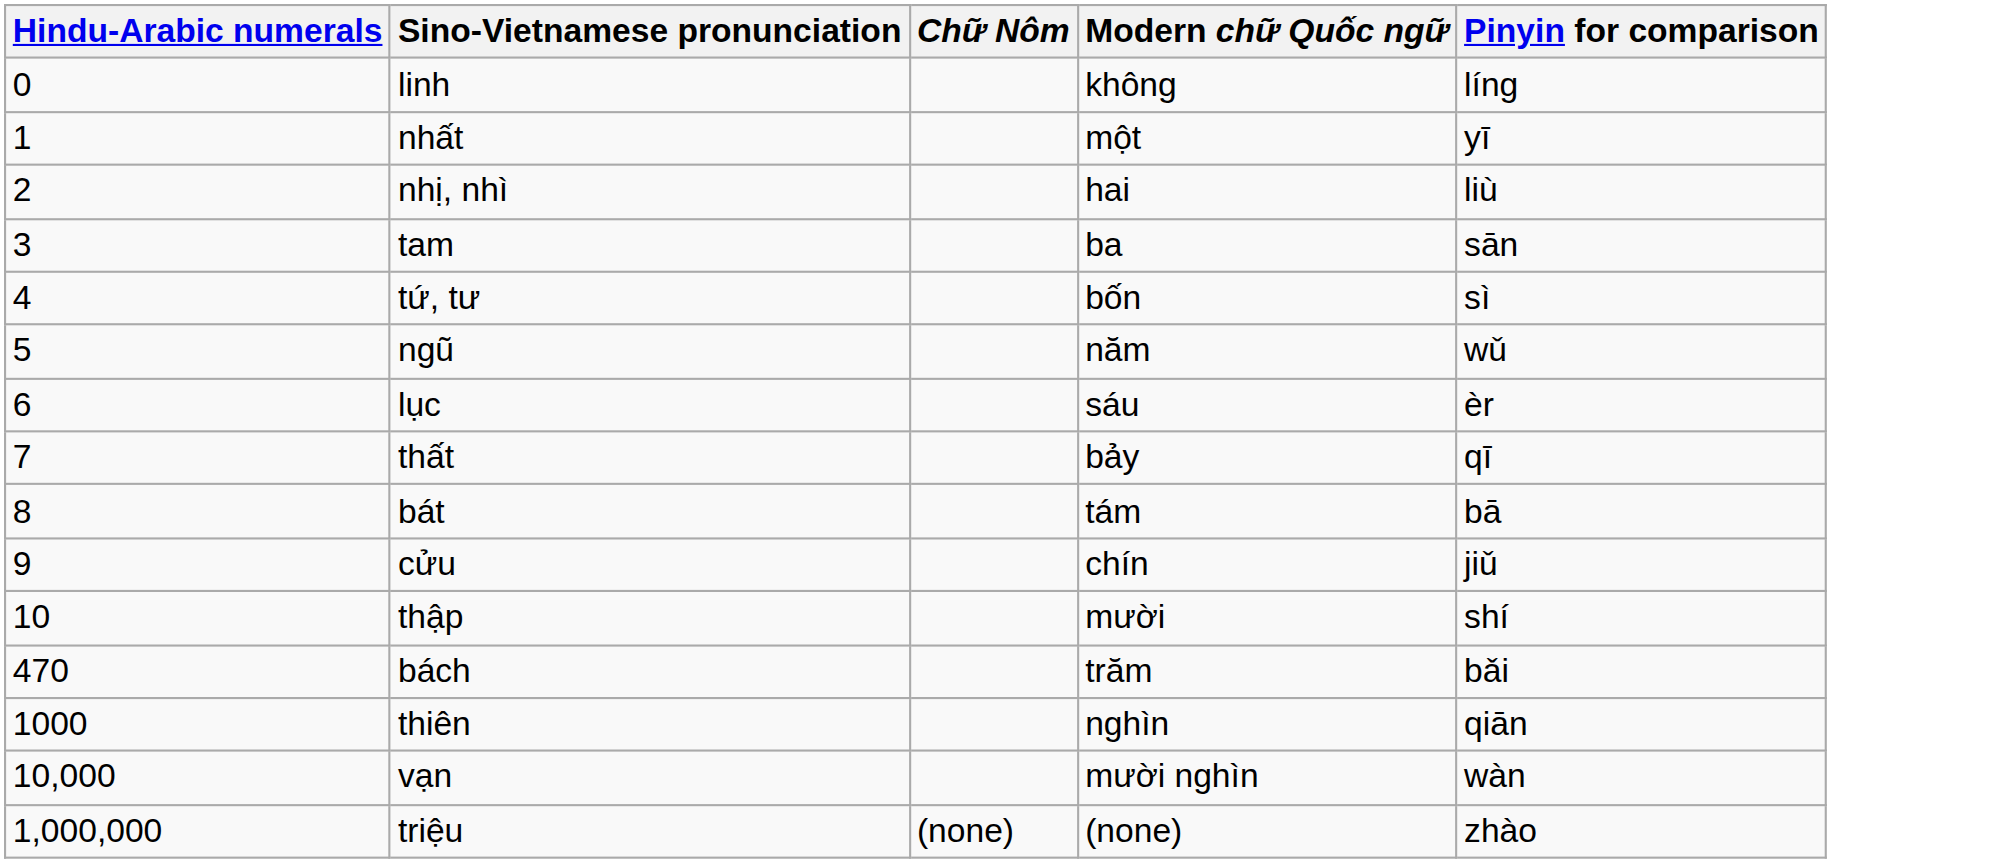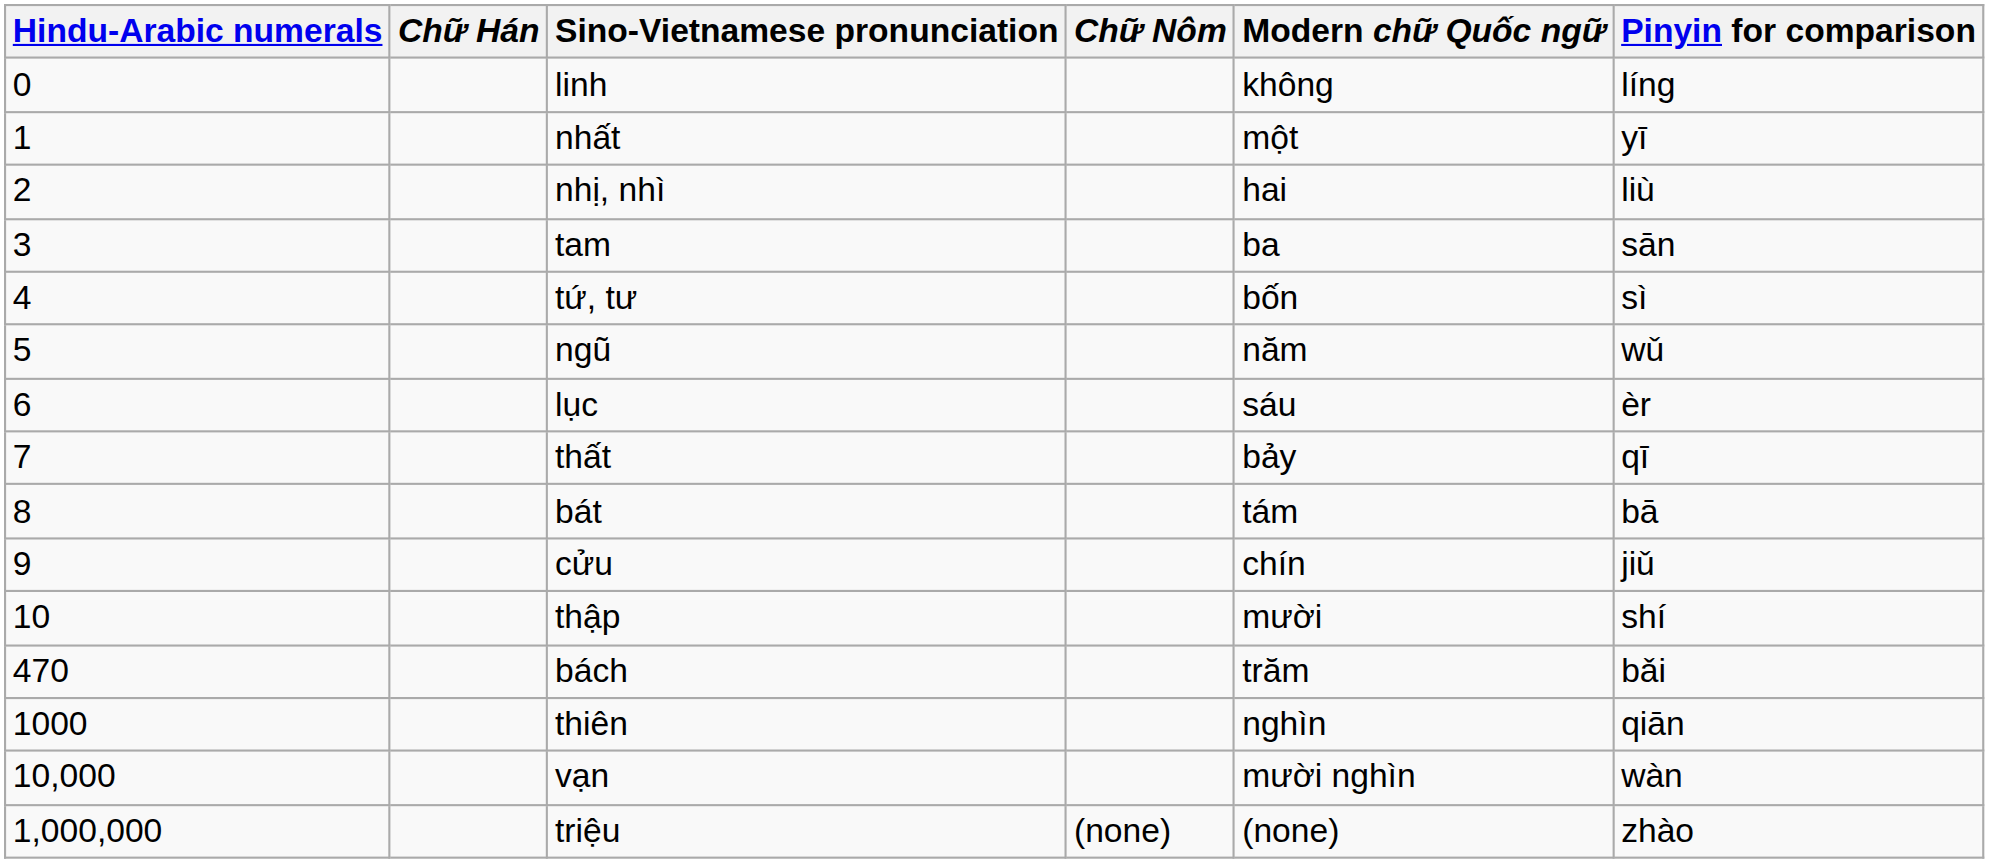+ column: (469, 31)
